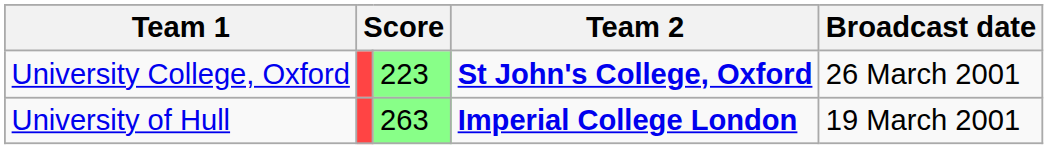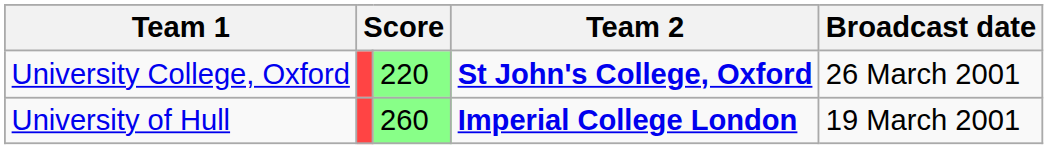(404, 73) 223 -> (404, 73) 220
(404, 119) 263 -> (404, 119) 260
